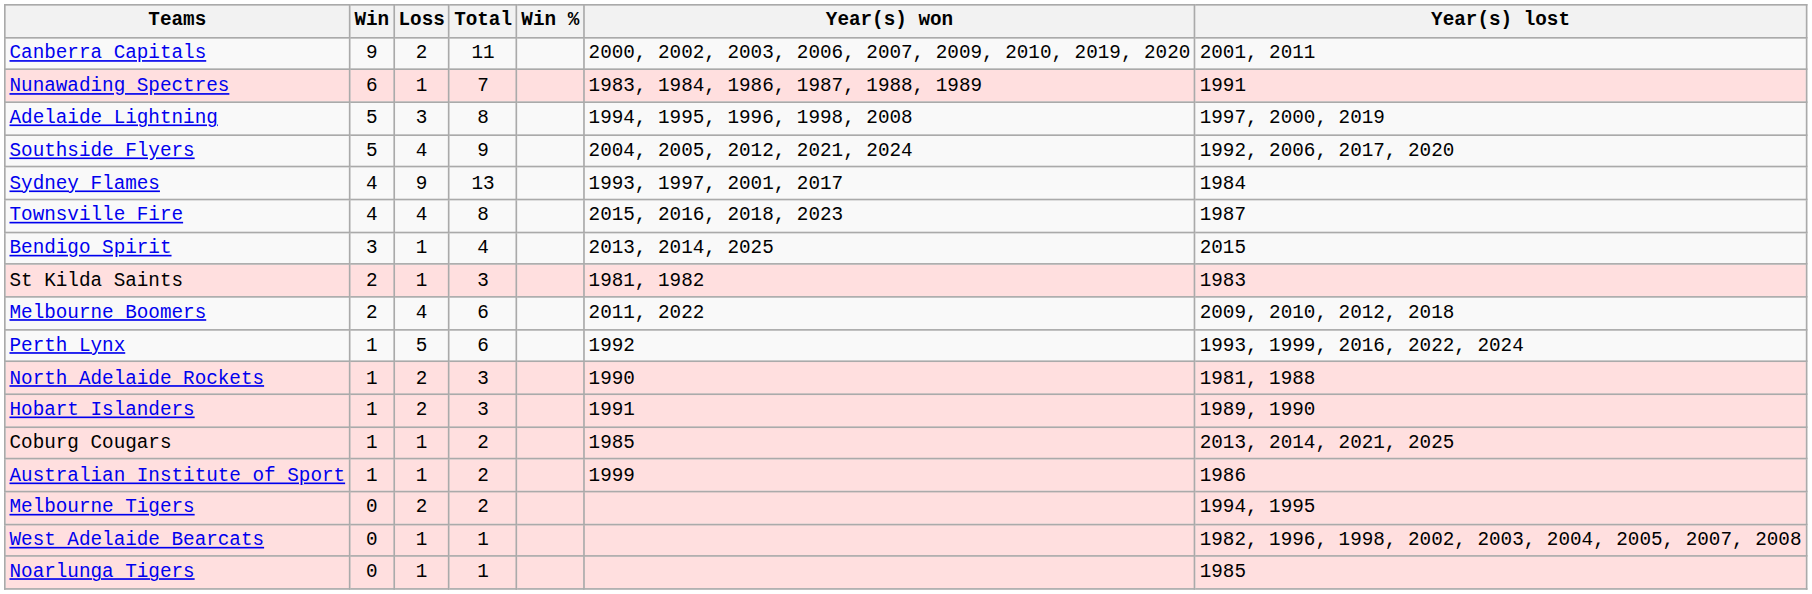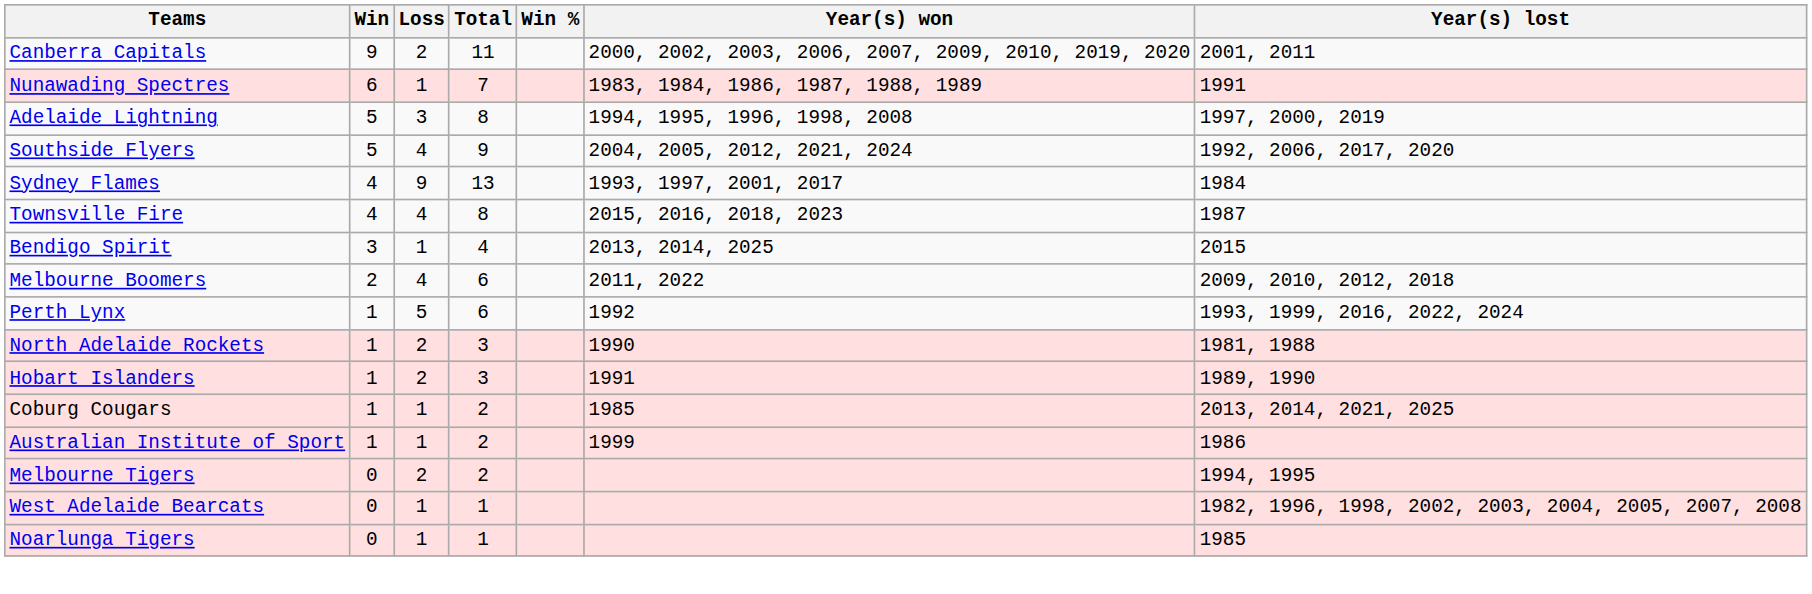- row: (96, 280)
